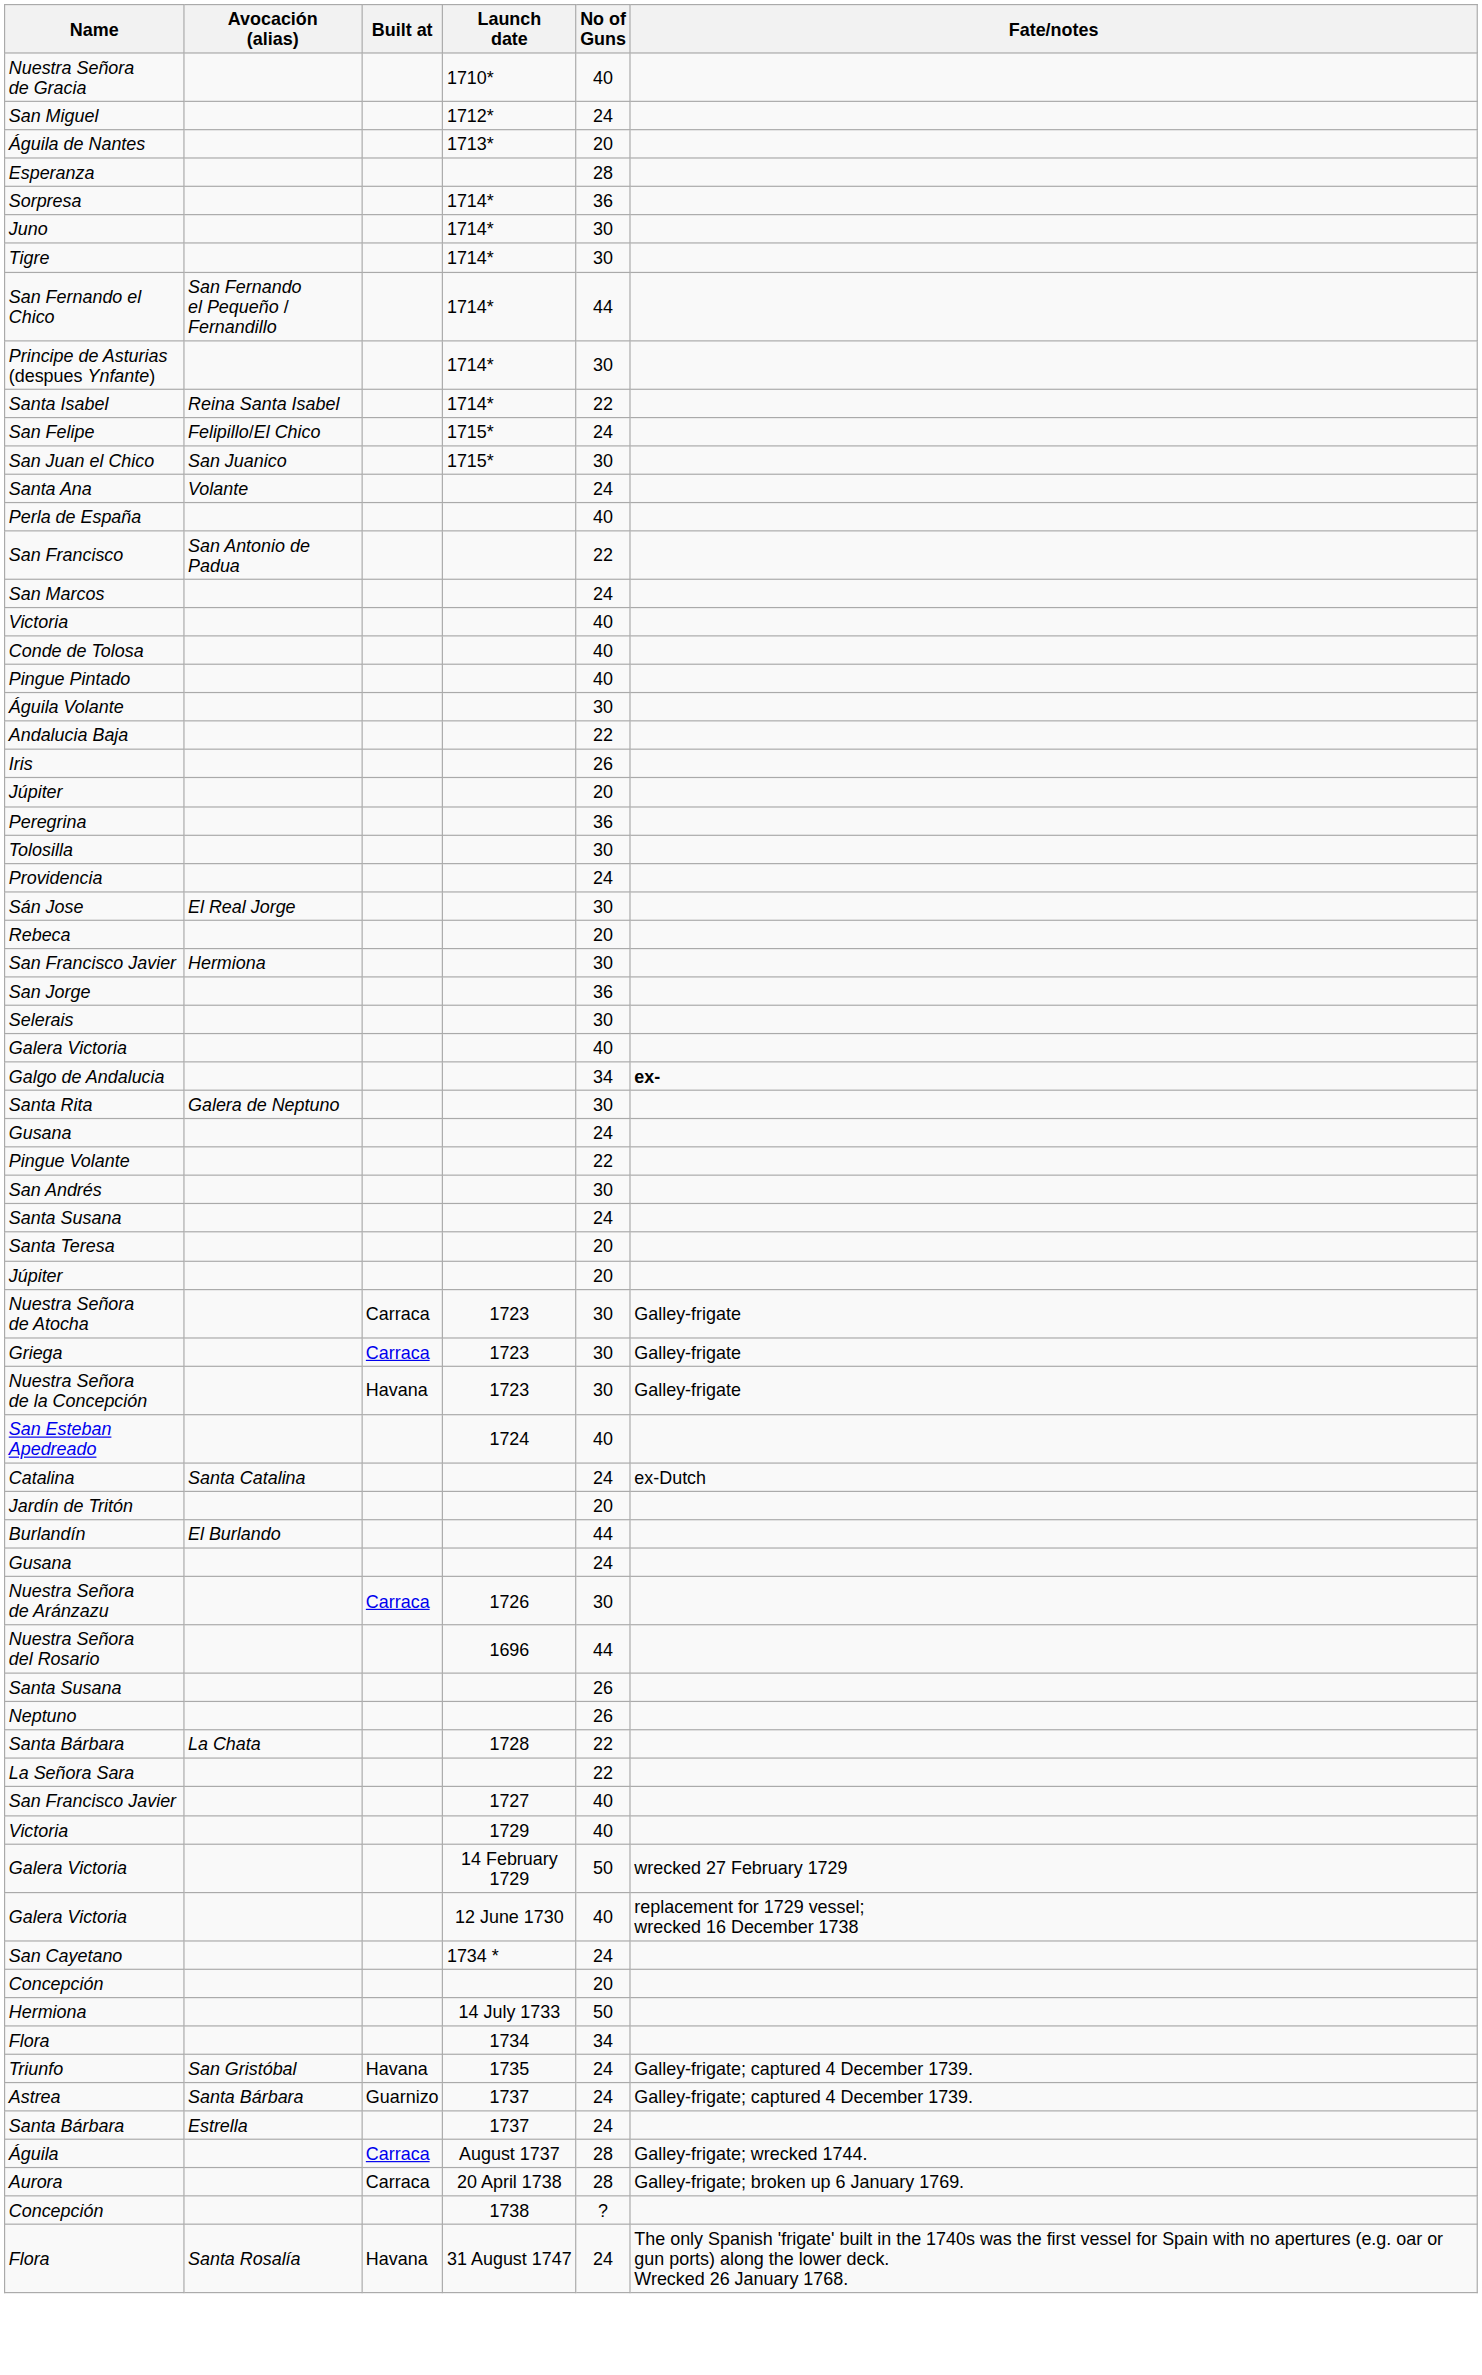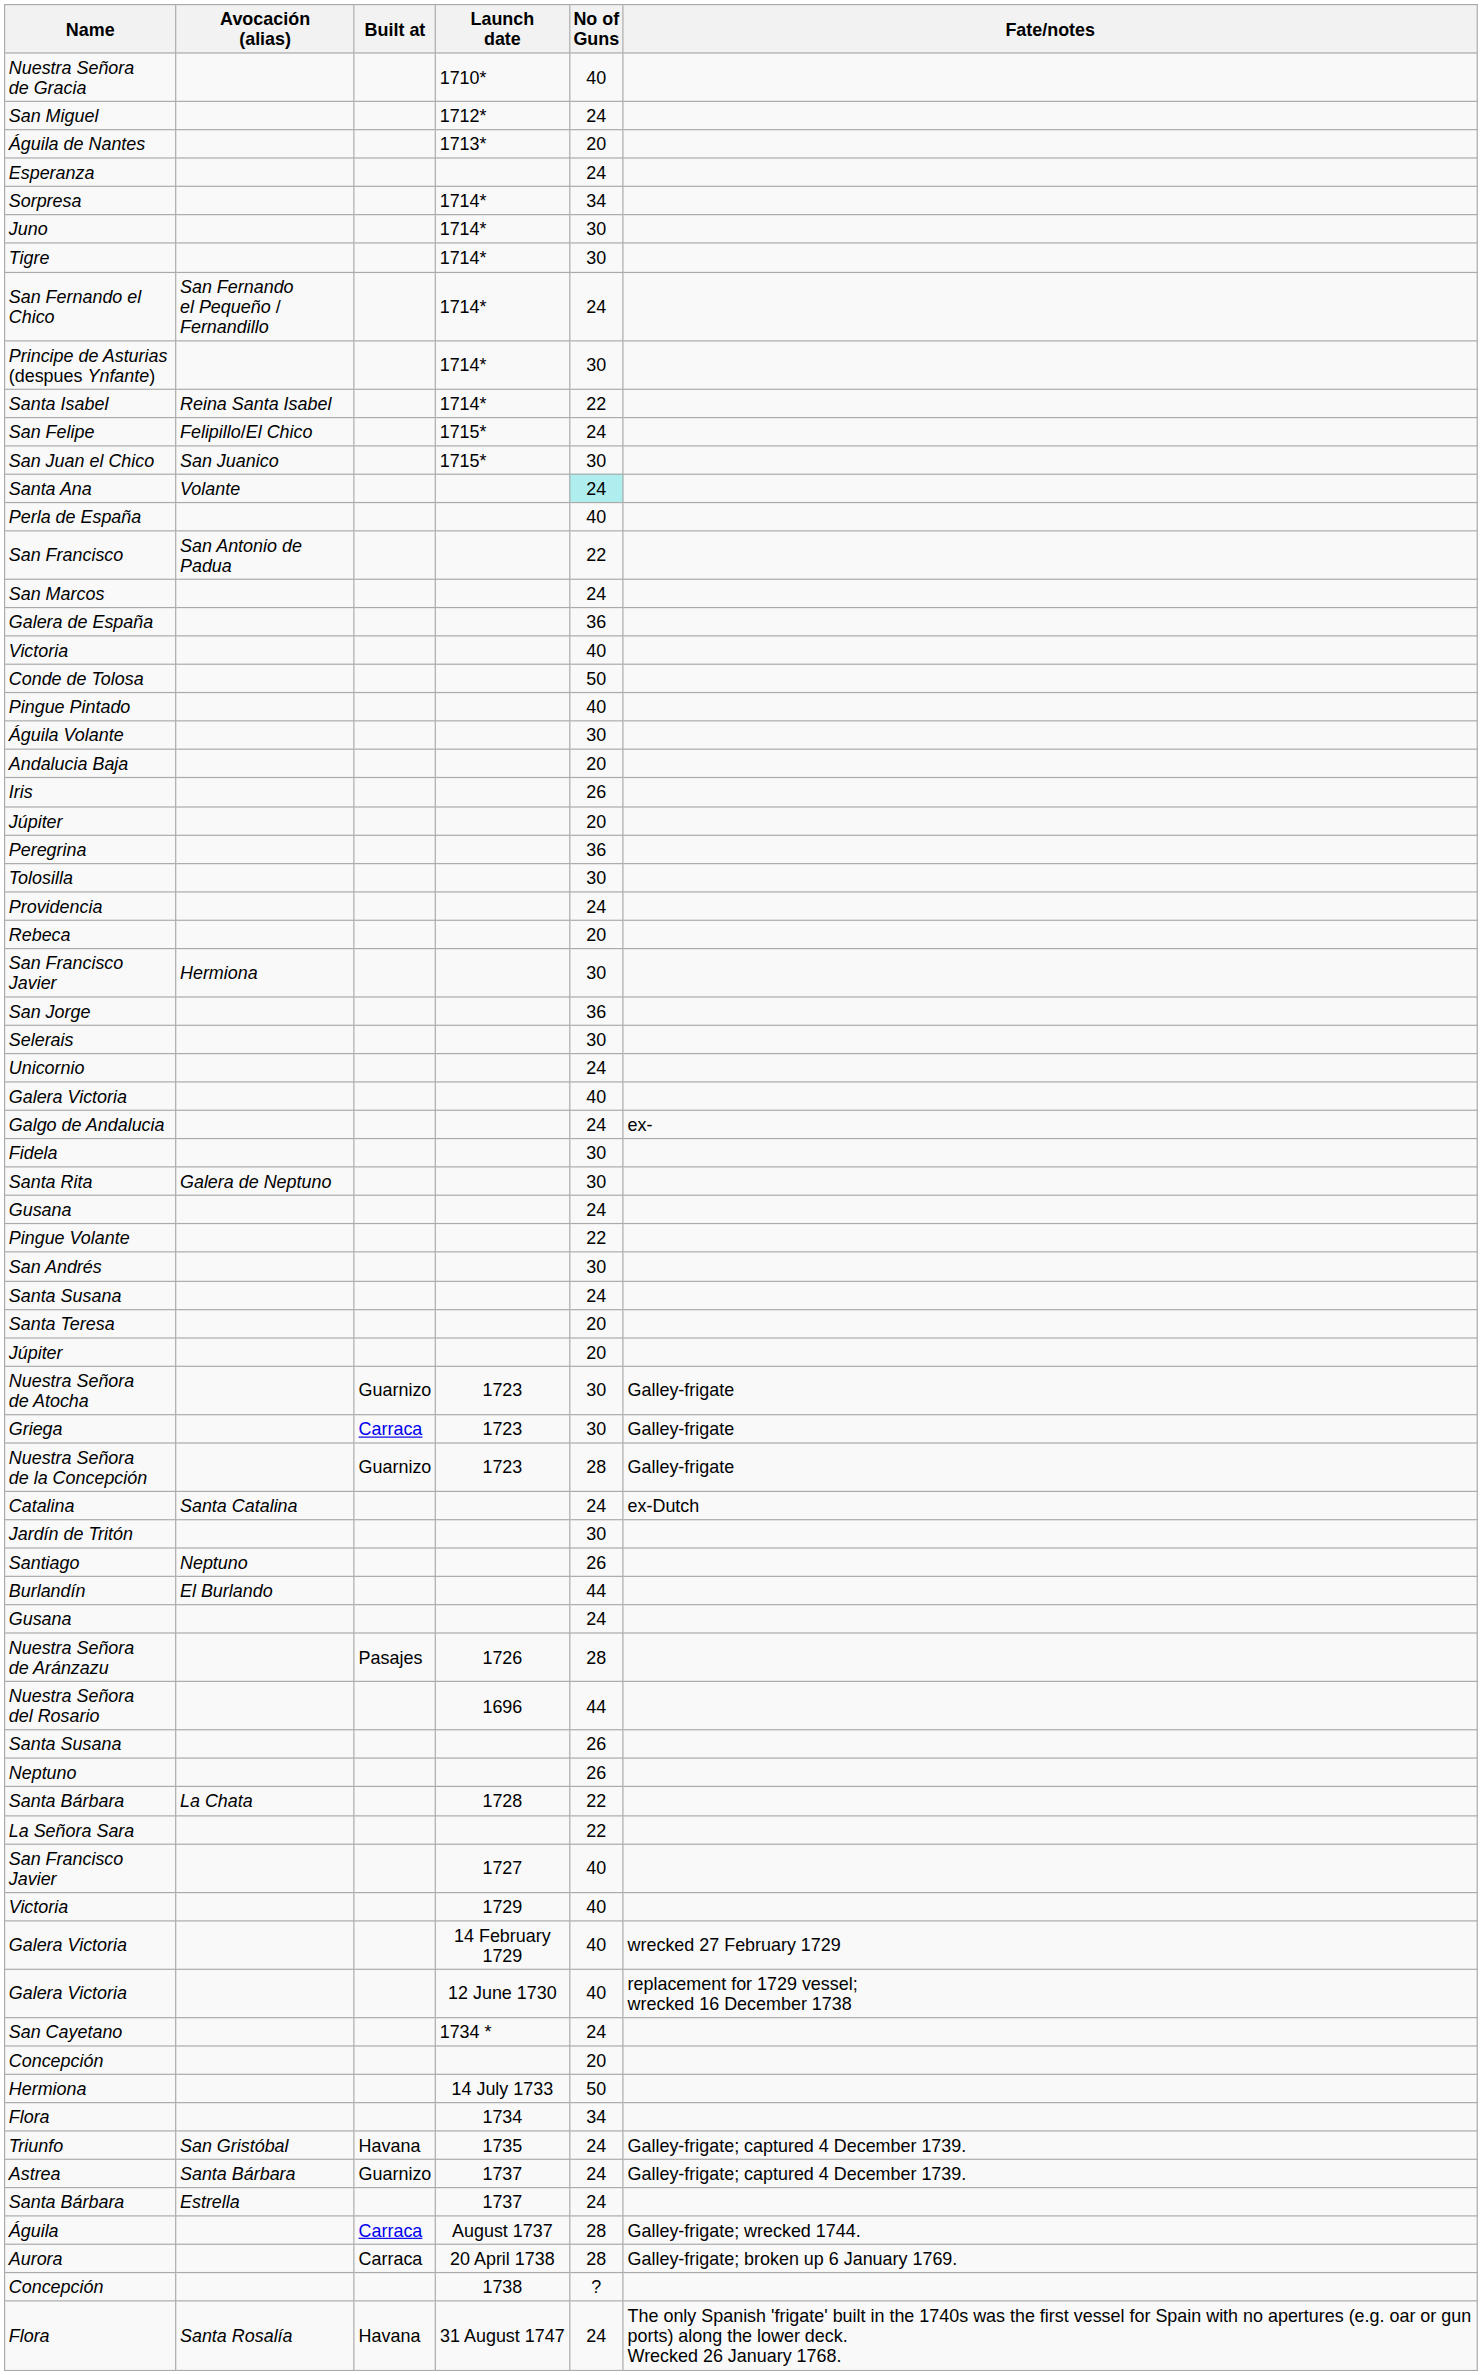(603, 173) 28 -> (596, 173) 24
(603, 201) 36 -> (596, 201) 34
(603, 306) 44 -> (596, 306) 24
(603, 488) no background -> (596, 488) paleturquoise background
+ row: (81, 622)
(603, 650) 40 -> (596, 679) 50
(603, 736) 22 -> (596, 764) 20
- row: (46, 906)
+ row: (47, 1068)
(603, 1076) 34 -> (596, 1125) 24
(647, 1076) bold -> (640, 1125) normal
+ row: (33, 1153)
(398, 1314) Carraca -> (395, 1390) Guarnizo
(397, 1390) Havana -> (395, 1467) Guarnizo
(603, 1390) 30 -> (596, 1467) 28
- row: (60, 1439)
(603, 1506) 20 -> (596, 1534) 30
+ row: (44, 1562)
(398, 1601) Carraca -> (390, 1658) Pasajes
(603, 1601) 30 -> (596, 1658) 28
(603, 1868) 50 -> (596, 1945) 40
